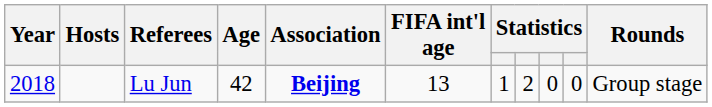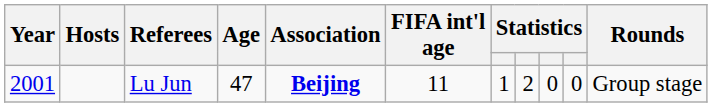(32, 83) 2018 -> (32, 83) 2001
(241, 83) 42 -> (241, 83) 47
(438, 83) 13 -> (438, 83) 11
